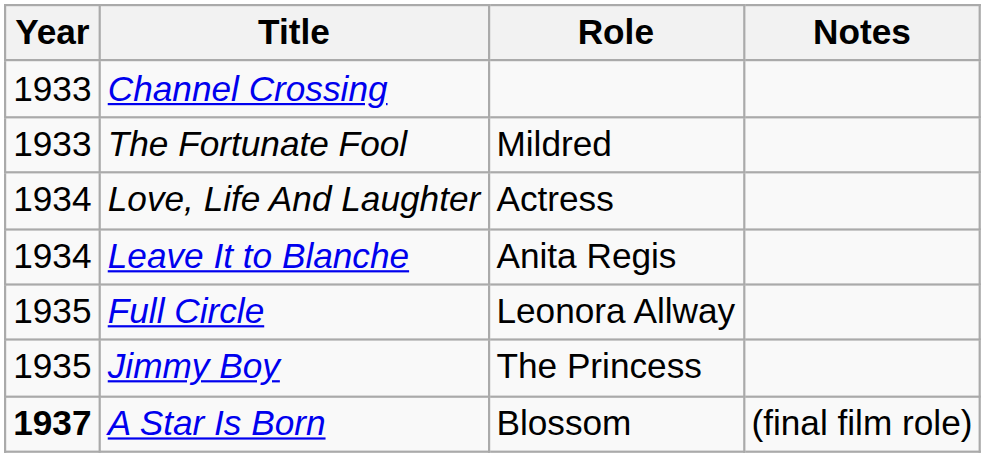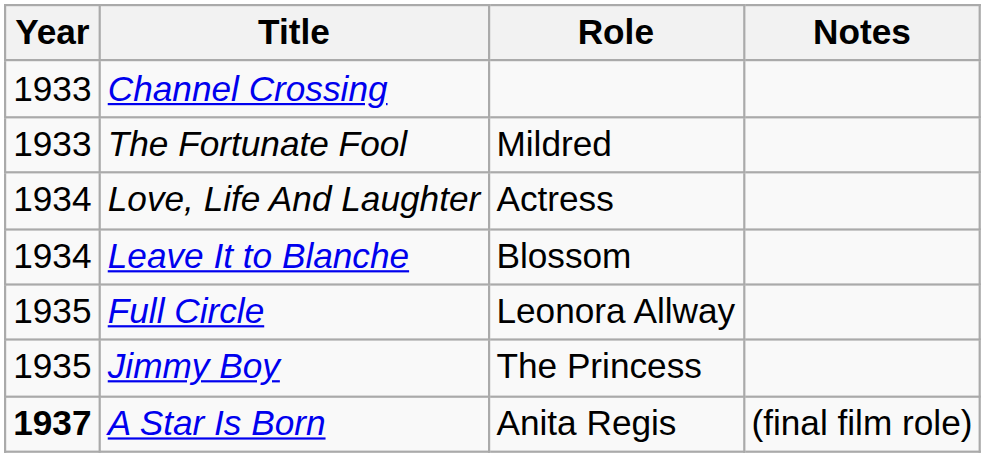(586, 255) Anita Regis -> (564, 255) Blossom
(564, 423) Blossom -> (586, 423) Anita Regis
